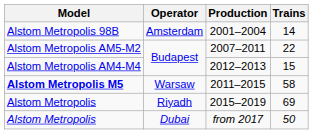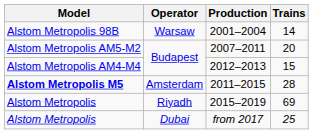(175, 31) Amsterdam -> (175, 31) Warsaw
(289, 48) 22 -> (289, 48) 20
(175, 84) Warsaw -> (175, 84) Amsterdam
(289, 84) 58 -> (289, 84) 28
(289, 119) 50 -> (289, 119) 25
